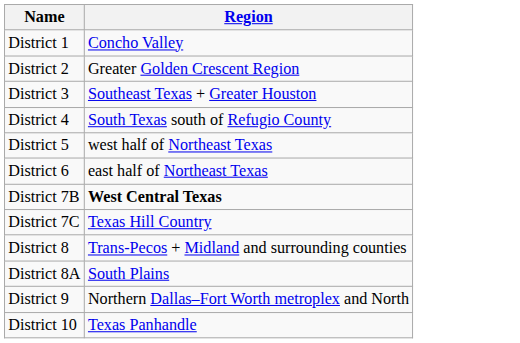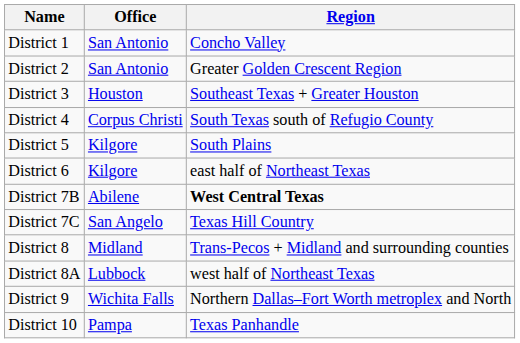+ column: (135, 17)
(180, 145) west half of Northeast Texas -> (231, 145) South Plains
(129, 273) South Plains -> (282, 273) west half of Northeast Texas
